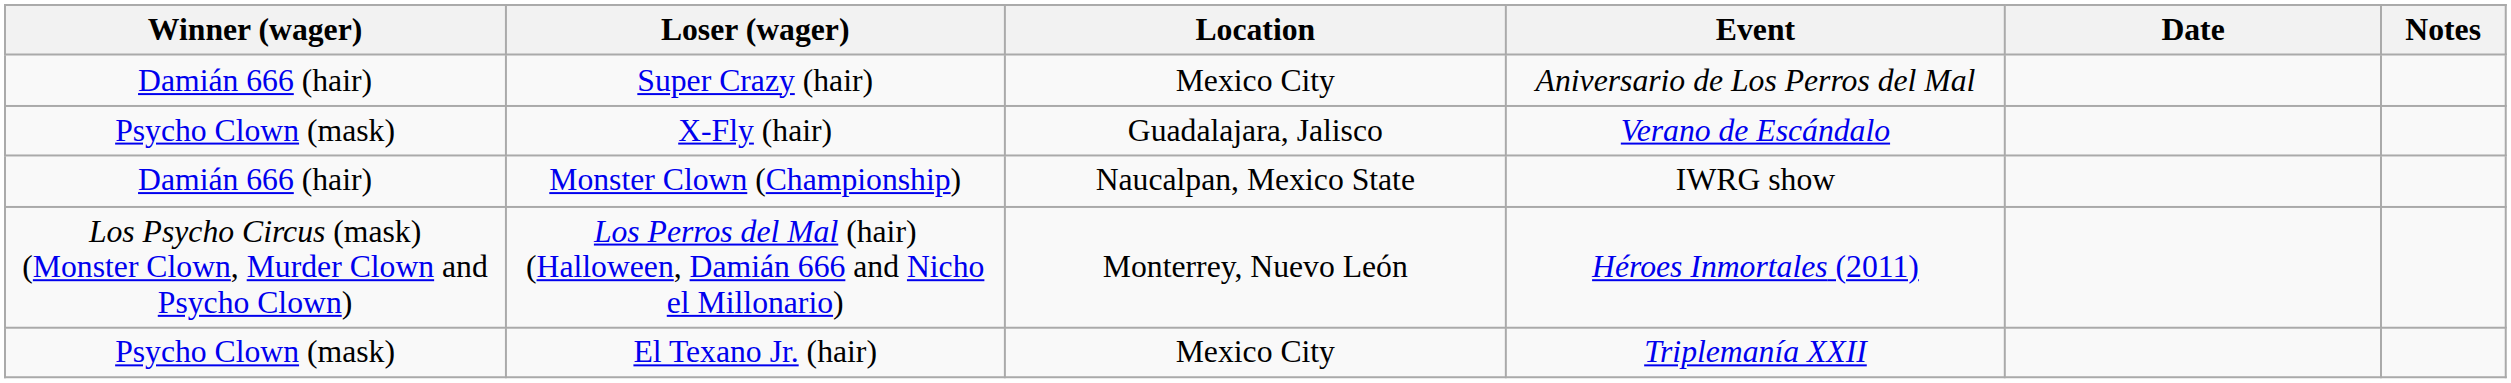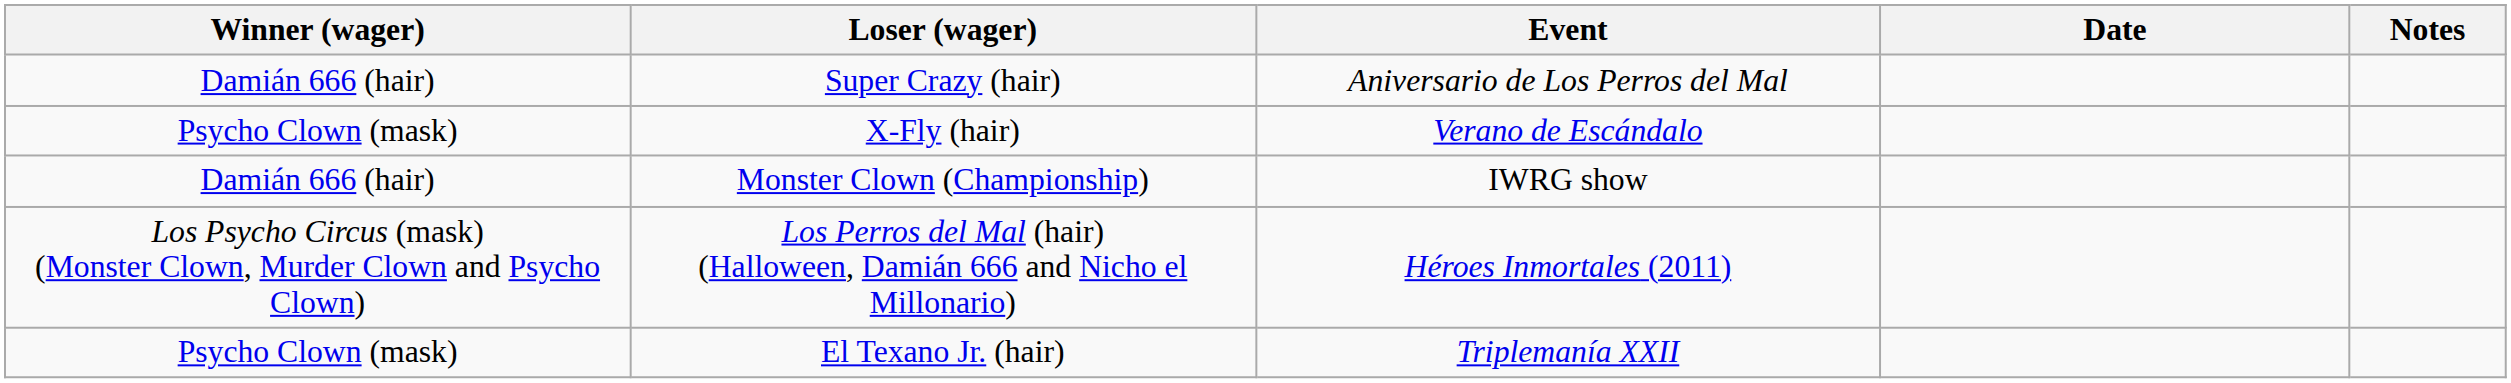- column: (1255, 29)
